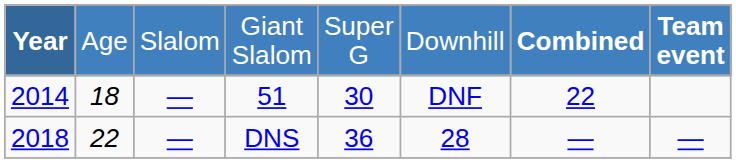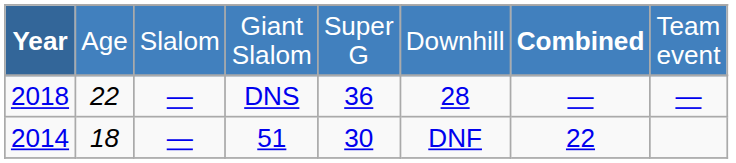(691, 40) bold -> (688, 40) normal
rows swapped: (272, 96) <-> (272, 138)
